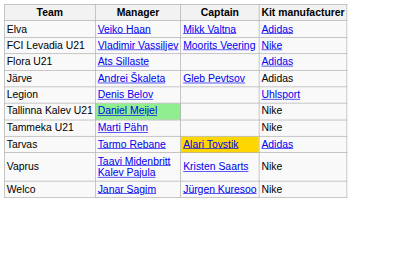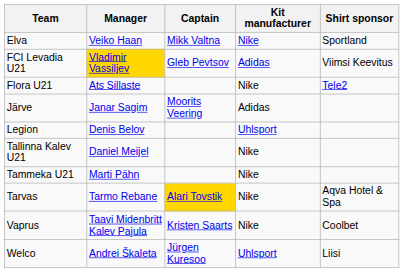+ column: (359, 18)
(277, 29) Adidas -> (248, 40) Nike
(138, 45) no background -> (109, 63) gold background
(219, 45) Moorits Veering -> (198, 63) Gleb Pevtsov
(272, 45) Nike -> (254, 63) Adidas
(277, 62) Adidas -> (248, 85) Nike
(131, 78) Andrei Škaleta -> (118, 107) Janar Sagim
(214, 78) Gleb Pevtsov -> (185, 107) Moorits Veering
(127, 111) lightgreen background -> (119, 152) no background
(277, 144) Adidas -> (248, 197) Nike
(127, 189) Janar Sagim -> (123, 253) Andrei Škaleta
(272, 189) Nike -> (257, 253) Uhlsport
